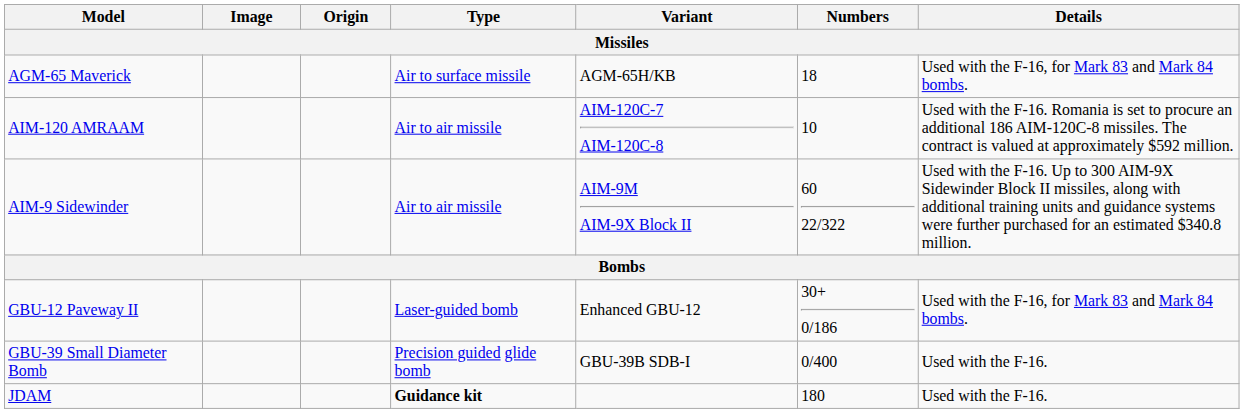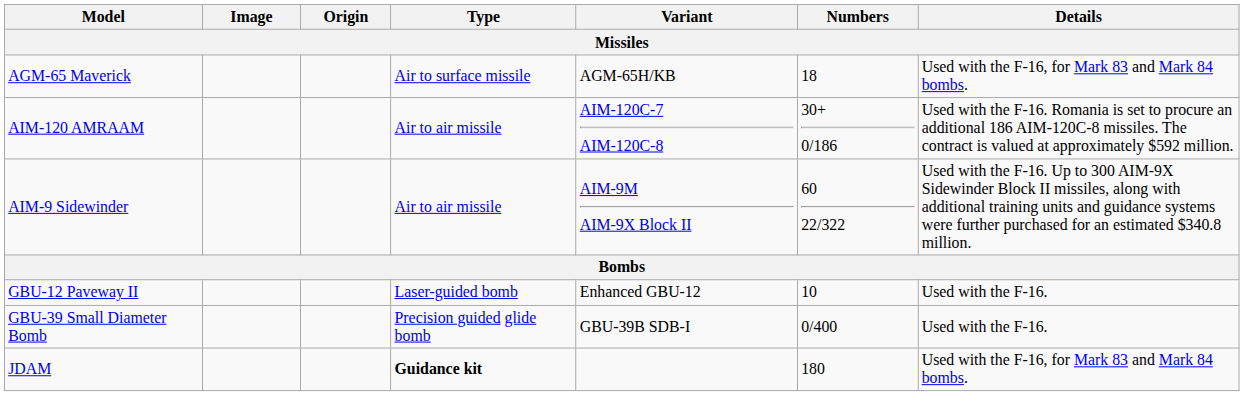(809, 128) 10 -> (858, 128) 30+ 0/186
(858, 310) 30+ 0/186 -> (809, 292) 10
(1067, 310) Used with the F-16, for Mark 83 and Mark 84 bombs. -> (985, 292) Used with the F-16.
(985, 396) Used with the F-16. -> (1067, 369) Used with the F-16, for Mark 83 and Mark 84 bombs.
